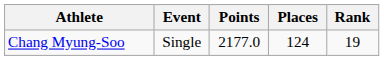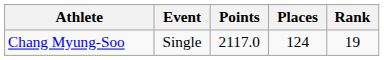(239, 42) 2177.0 -> (239, 42) 2117.0
